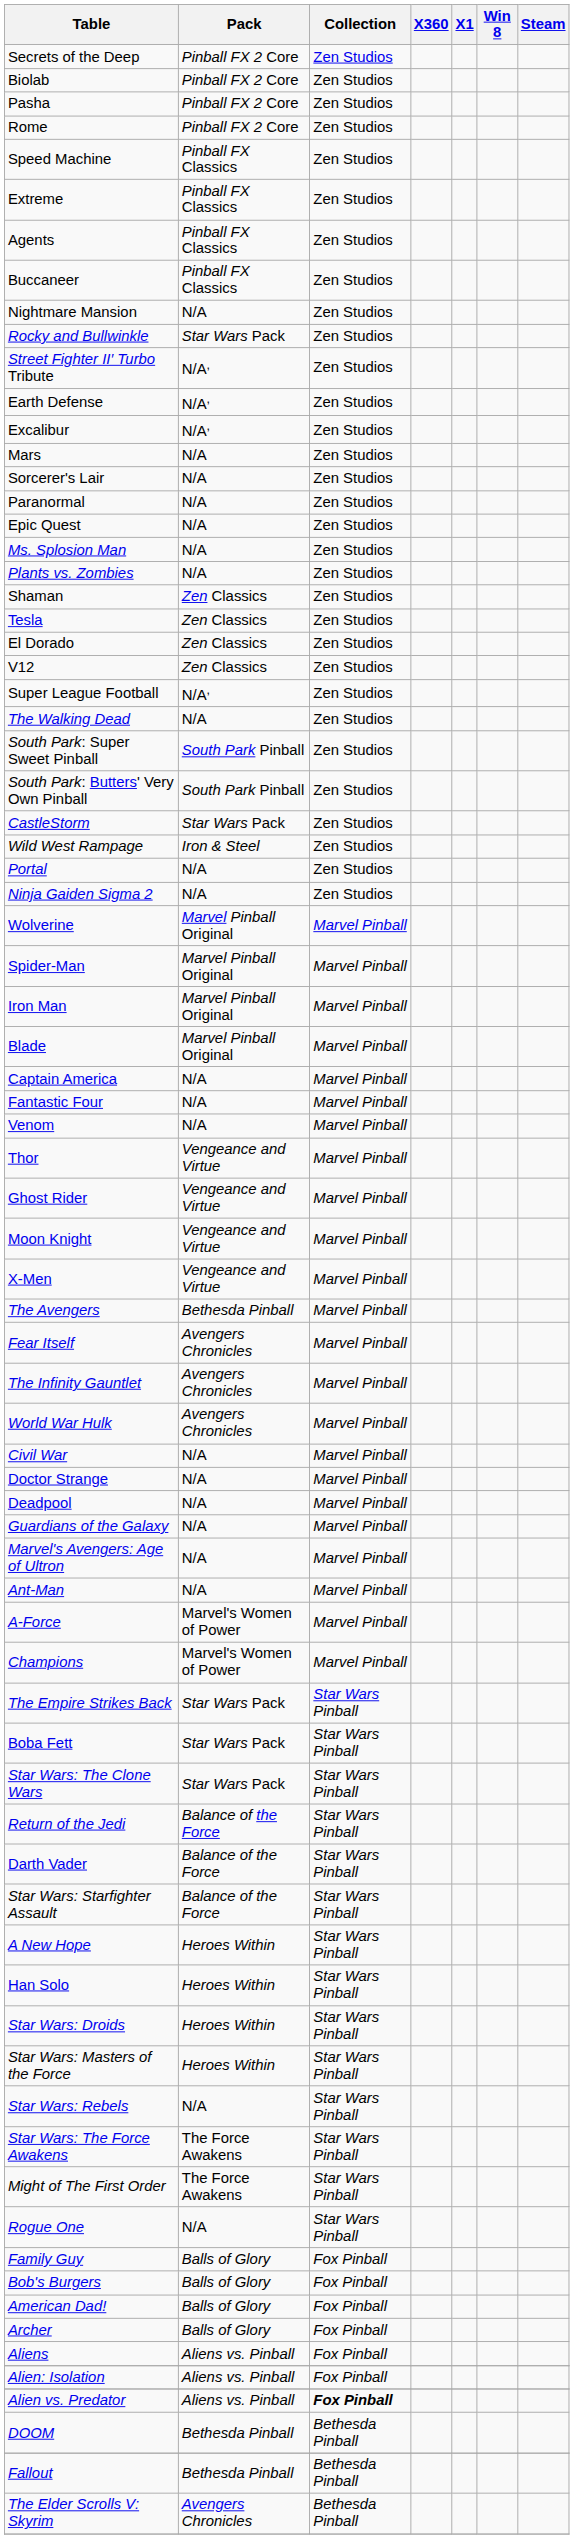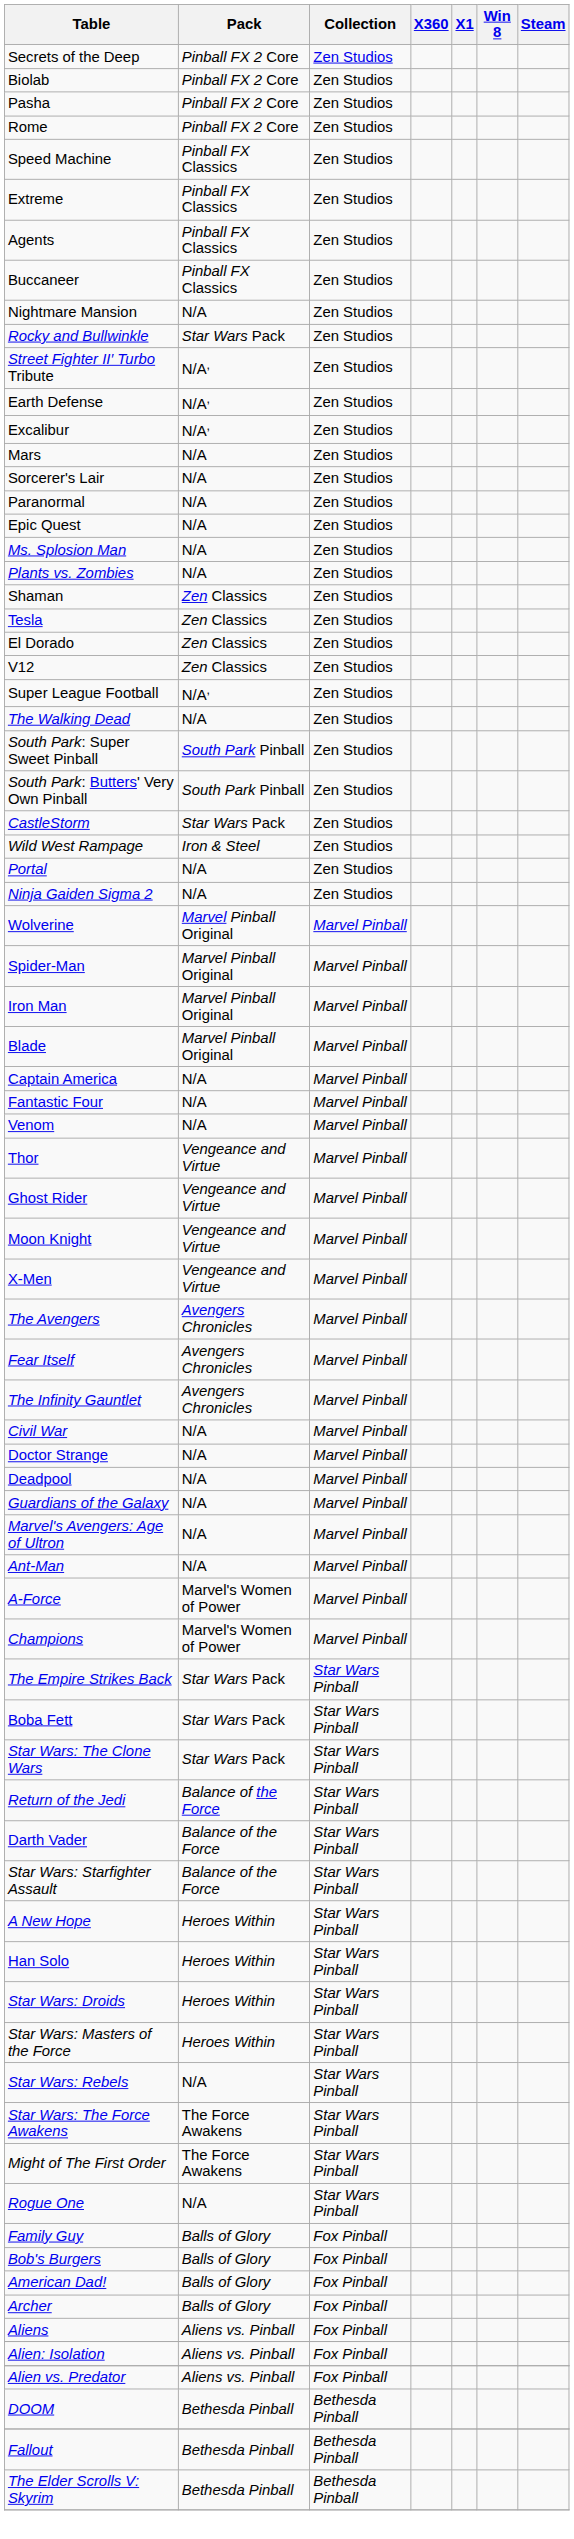(238, 1310) Bethesda Pinball -> (217, 1319) Avengers Chronicles
- row: (60, 1423)
(353, 2400) bold -> (350, 2377) normal
(217, 2513) Avengers Chronicles -> (238, 2489) Bethesda Pinball
